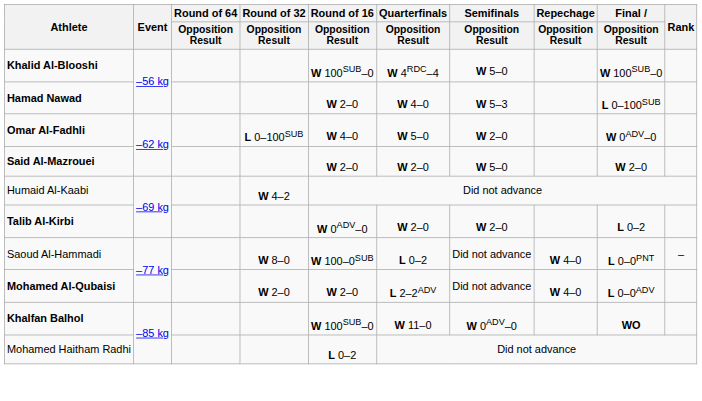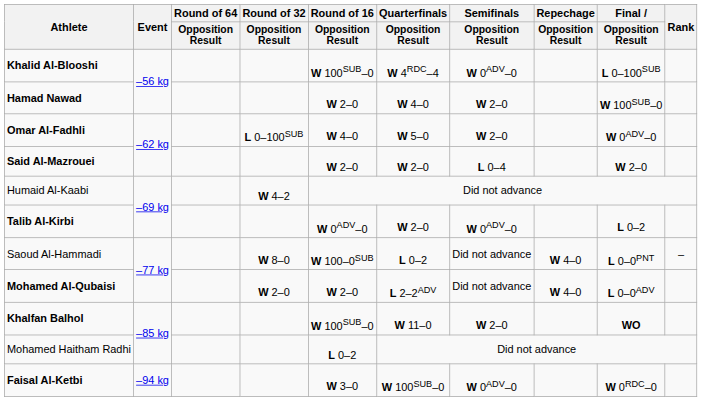(492, 72) W 5–0 -> (492, 72) W 0ADV–0
(631, 72) W 100SUB–0 -> (631, 72) L 0–100SUB
(492, 104) W 5–3 -> (492, 104) W 2–0
(631, 104) L 0–100SUB -> (631, 104) W 100SUB–0
(492, 168) W 5–0 -> (492, 168) L 0–4
(492, 228) W 2–0 -> (492, 228) W 0ADV–0
(492, 325) W 0ADV–0 -> (492, 325) W 2–0
+ row: (45, 381)
